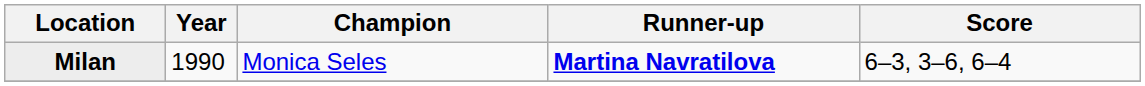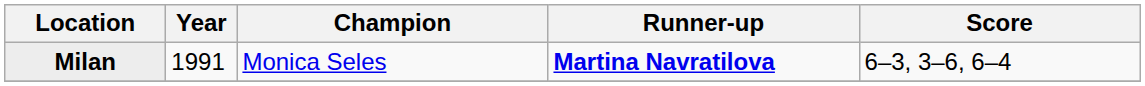(198, 61) 1990 -> (198, 61) 1991
